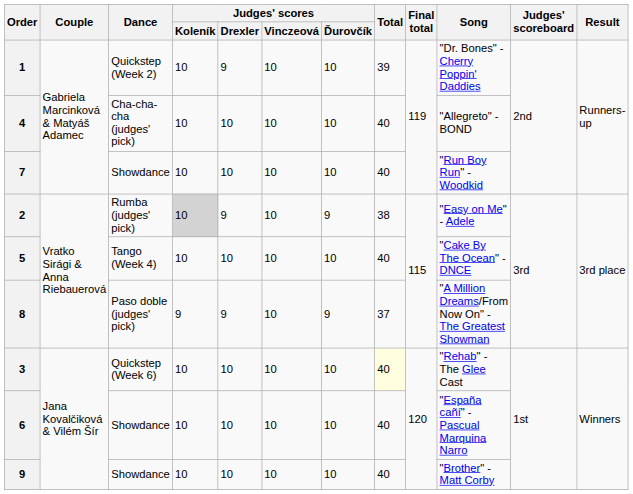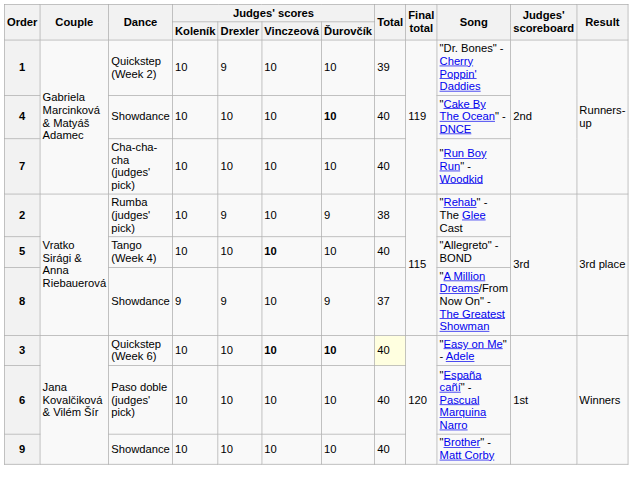(134, 123) Cha-cha-cha (judges' pick) -> (141, 117) Showdance
(330, 123) normal -> (330, 117) bold
(469, 123) "Allegreto" - BOND -> (473, 117) "Cake By The Ocean" - DNCE
(141, 172) Showdance -> (134, 166) Cha-cha-cha (judges' pick)
(181, 215) lightgrey background -> (181, 215) no background
(473, 215) "Easy on Me" - Adele -> (463, 215) "Rehab" - The Glee Cast
(271, 258) normal -> (271, 252) bold
(473, 258) "Cake By The Ocean" - DNCE -> (469, 252) "Allegreto" - BOND
(139, 314) Paso doble (judges' pick) -> (141, 301) Showdance
(271, 369) normal -> (271, 350) bold
(330, 369) normal -> (330, 350) bold
(463, 369) "Rehab" - The Glee Cast -> (473, 350) "Easy on Me" - Adele
(141, 425) Showdance -> (139, 400) Paso doble (judges' pick)
